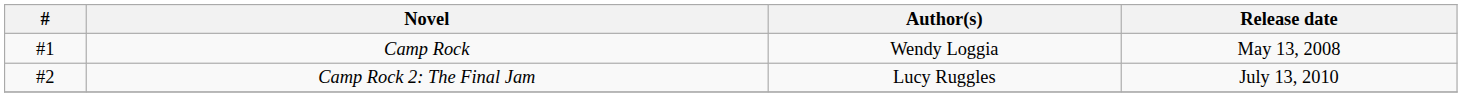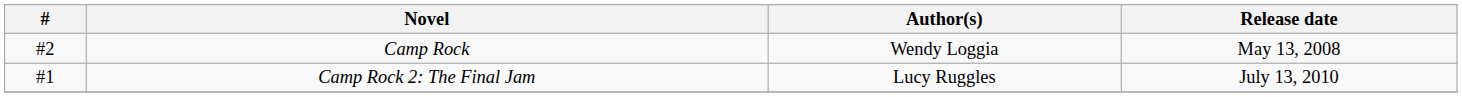(45, 48) #1 -> (45, 48) #2
(45, 77) #2 -> (45, 77) #1
